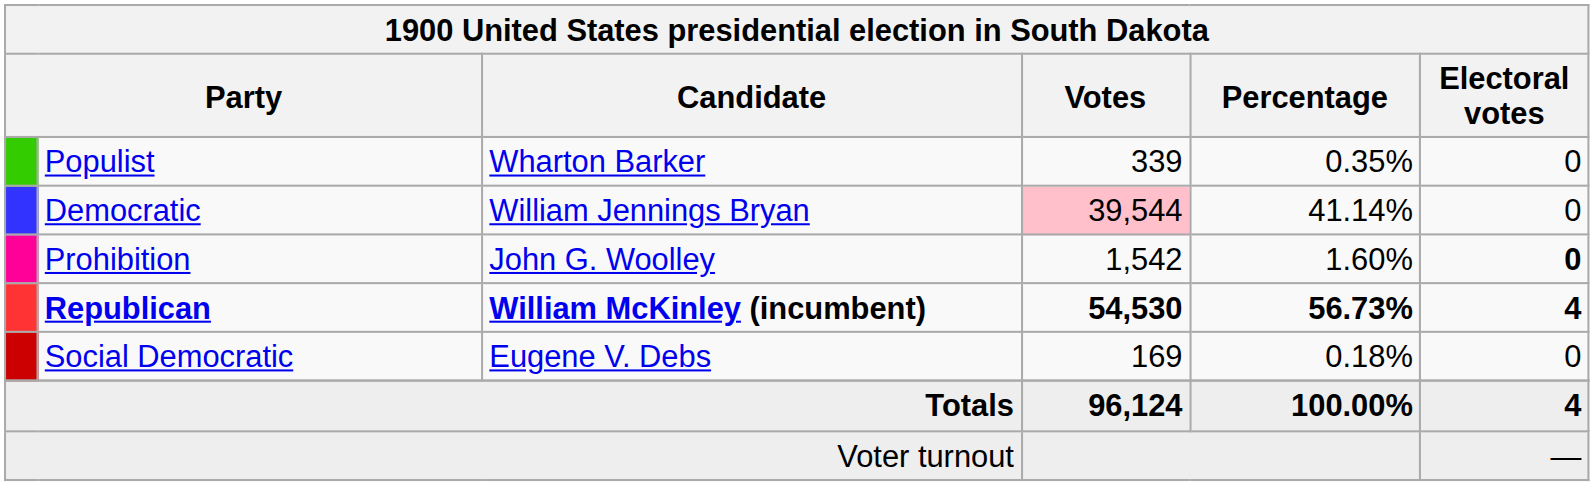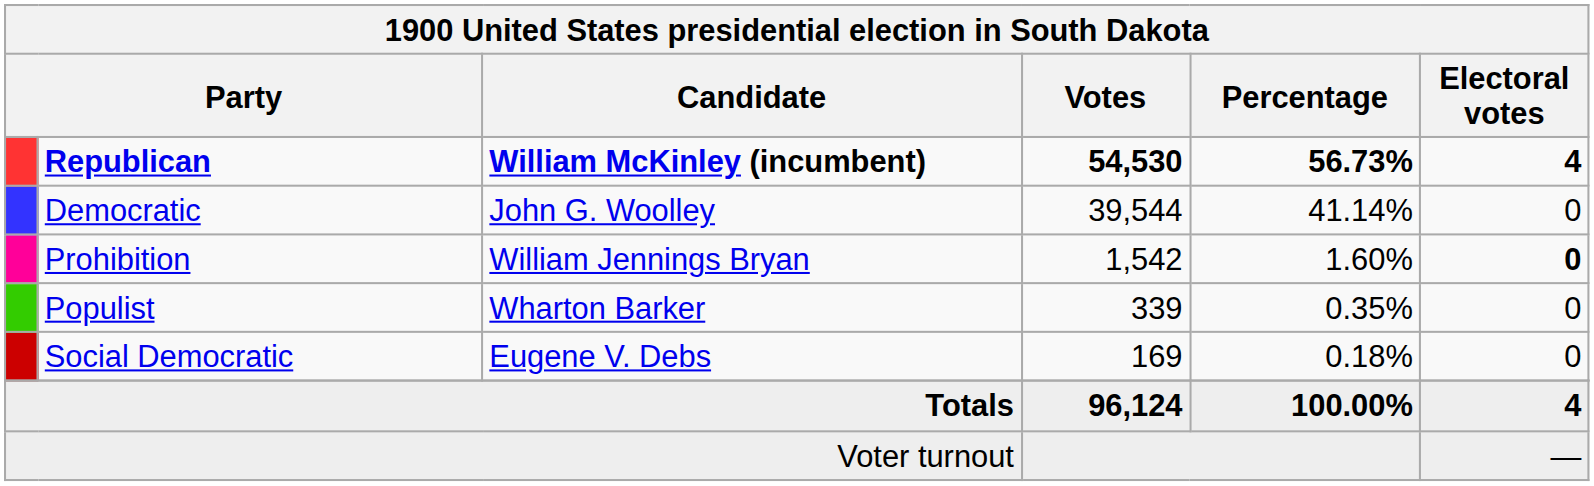rows swapped: (128, 308) <-> (100, 162)
(650, 211) William Jennings Bryan -> (602, 211) John G. Woolley
(1135, 211) pink background -> (1135, 211) no background
(602, 260) John G. Woolley -> (650, 260) William Jennings Bryan
